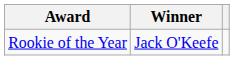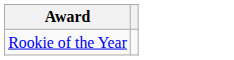- column: (176, 17)
